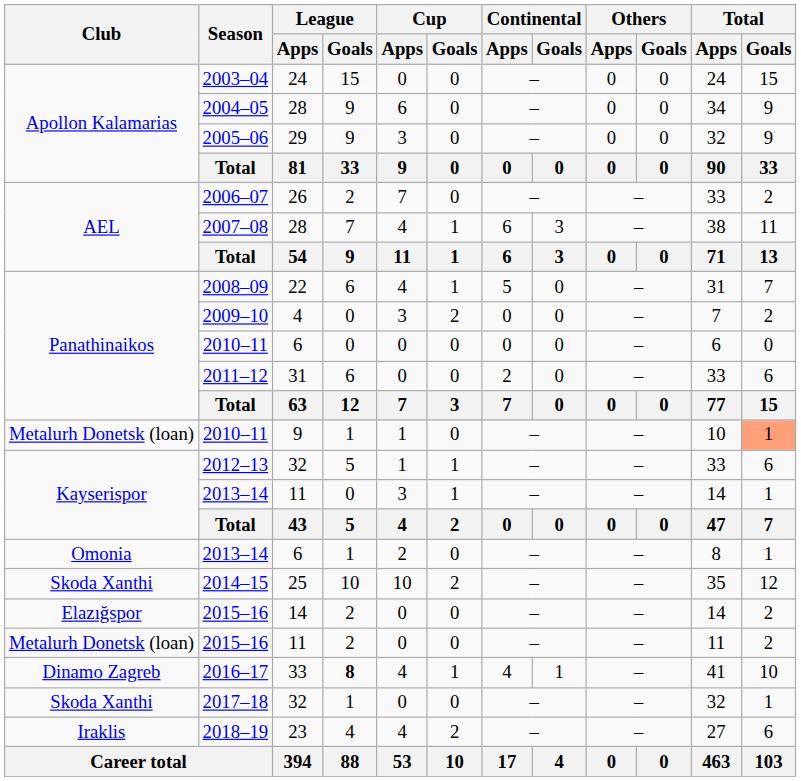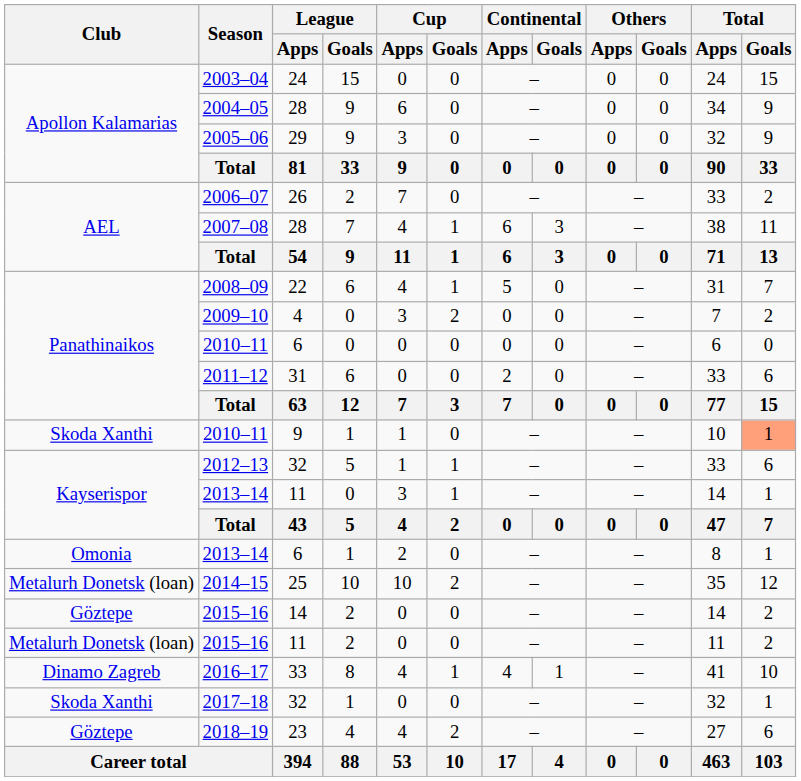(101, 434) Metalurh Donetsk (loan) -> (101, 434) Skoda Xanthi
(101, 583) Skoda Xanthi -> (101, 583) Metalurh Donetsk (loan)
(101, 613) Elazığspor -> (101, 613) Göztepe
(350, 672) bold -> (350, 672) normal
(101, 731) Iraklis -> (101, 731) Göztepe
